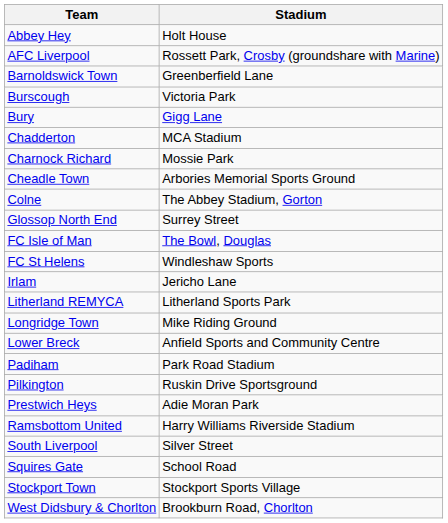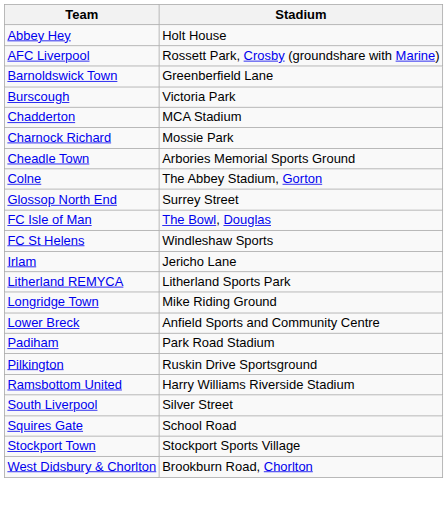- row: (21, 117)
- row: (52, 405)
